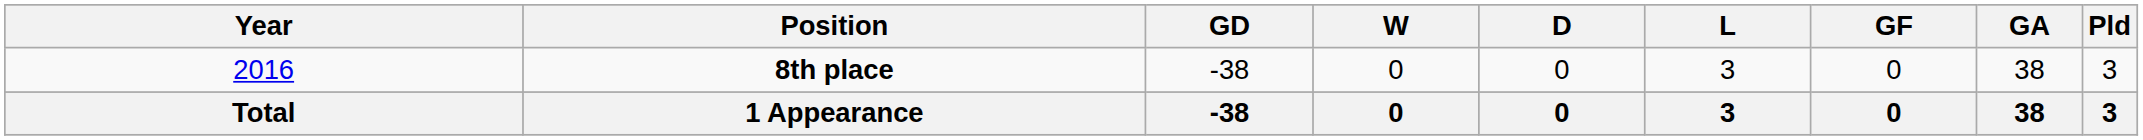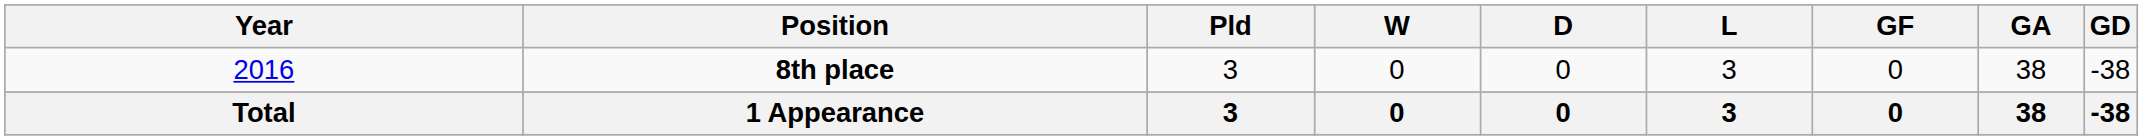columns swapped: (2110, 26) <-> (1230, 26)
